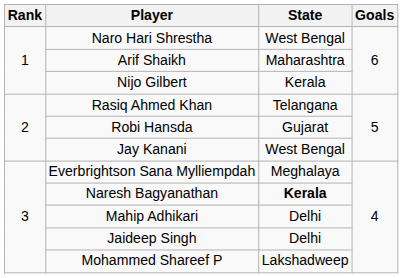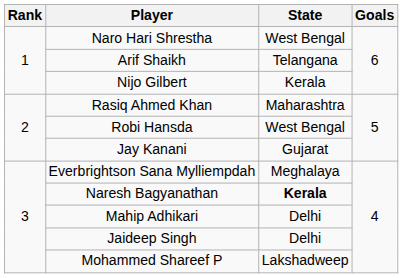(305, 60) Maharashtra -> (305, 60) Telangana
(305, 104) Telangana -> (305, 104) Maharashtra
(305, 127) Gujarat -> (305, 127) West Bengal
(305, 149) West Bengal -> (305, 149) Gujarat
